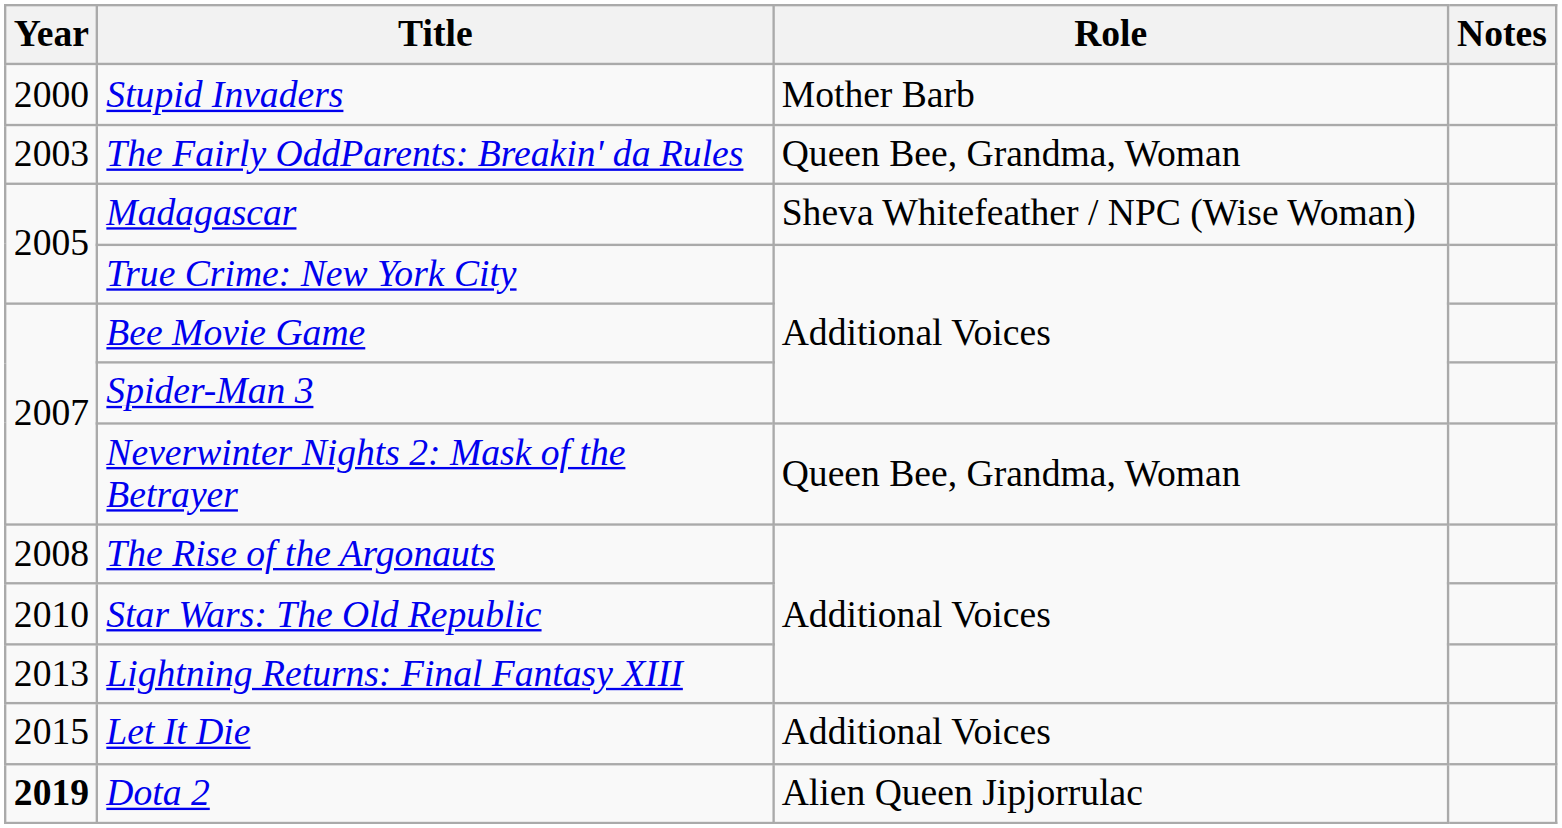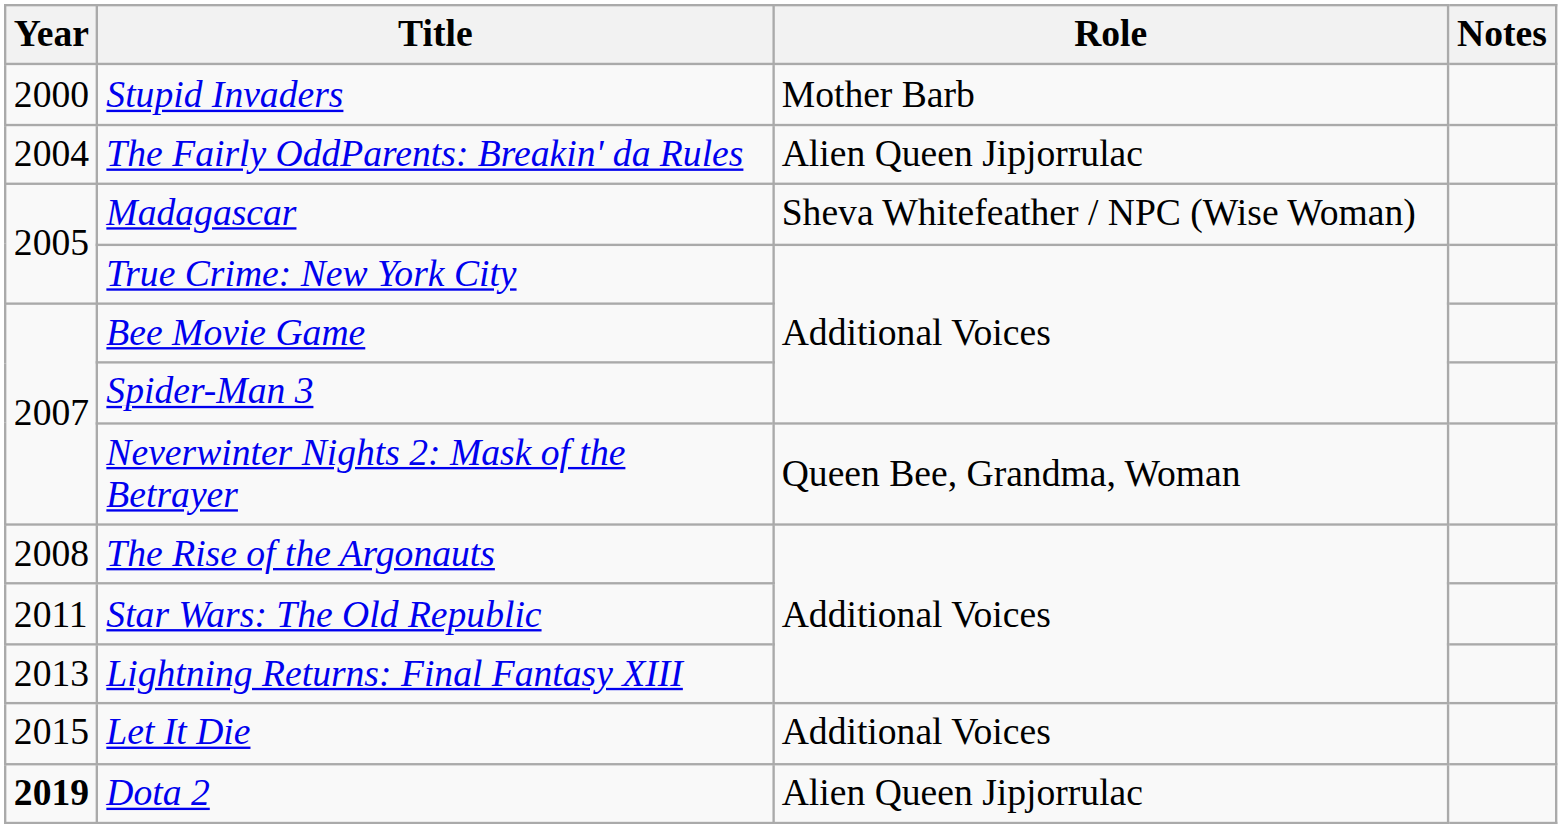(51, 153) 2003 -> (51, 153) 2004
(1011, 153) Queen Bee, Grandma, Woman -> (962, 153) Alien Queen Jipjorrulac
(51, 613) 2010 -> (51, 613) 2011
